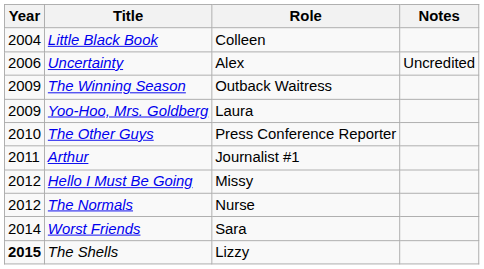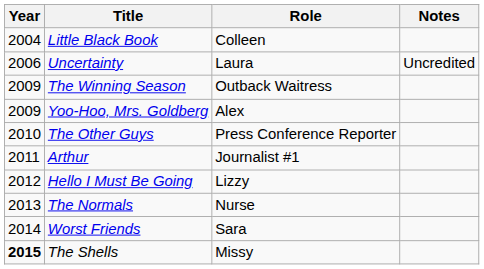(230, 63) Alex -> (234, 63) Laura
(234, 110) Laura -> (230, 110) Alex
(234, 181) Missy -> (232, 181) Lizzy
(24, 205) 2012 -> (24, 205) 2013
(232, 252) Lizzy -> (234, 252) Missy
